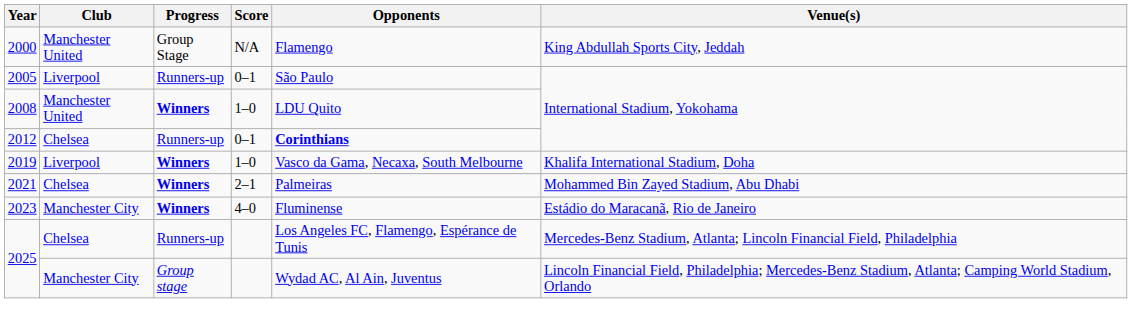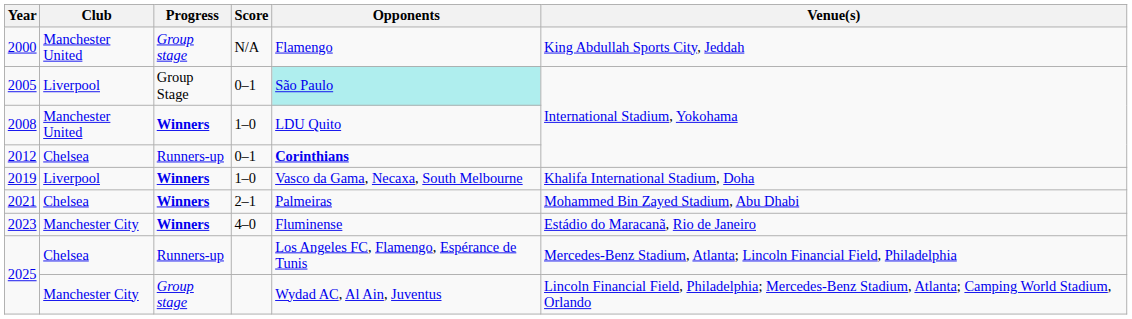(175, 46) Group Stage -> (175, 46) Group stage
(190, 77) Runners-up -> (175, 85) Group Stage
(304, 77) no background -> (304, 85) paleturquoise background
